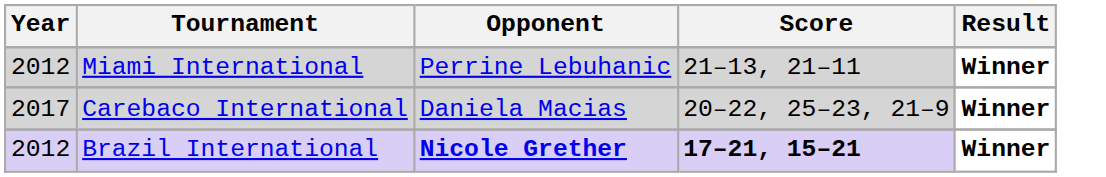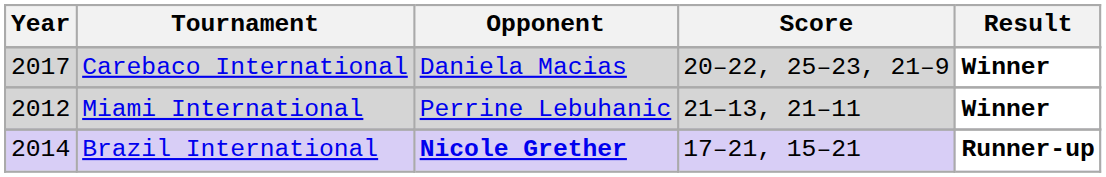rows swapped: (245, 108) <-> (223, 67)
(41, 150) 2012 -> (41, 150) 2014
(772, 150) bold -> (772, 150) normal
(1006, 150) Winner -> (1028, 150) Runner-up
